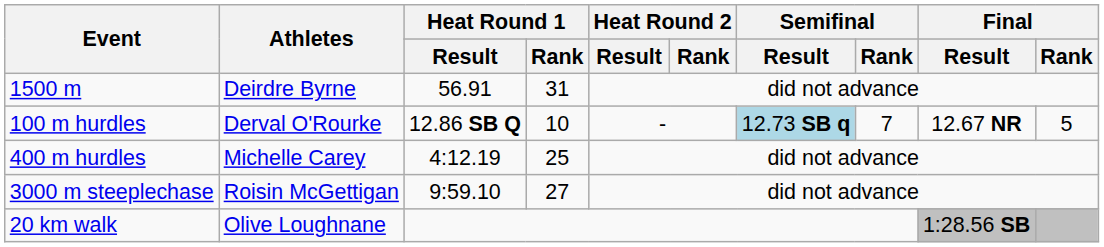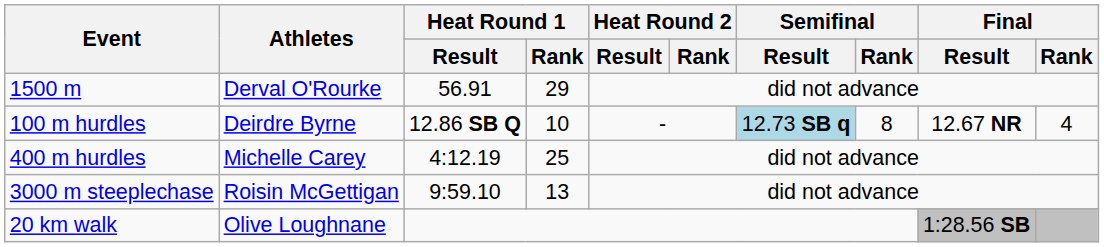(290, 90) Deirdre Byrne -> (303, 90) Derval O'Rourke
(557, 90) 31 -> (557, 90) 29
(303, 124) Derval O'Rourke -> (290, 124) Deirdre Byrne
(887, 124) 7 -> (887, 124) 8
(1066, 124) 5 -> (1066, 124) 4
(557, 192) 27 -> (557, 192) 13
